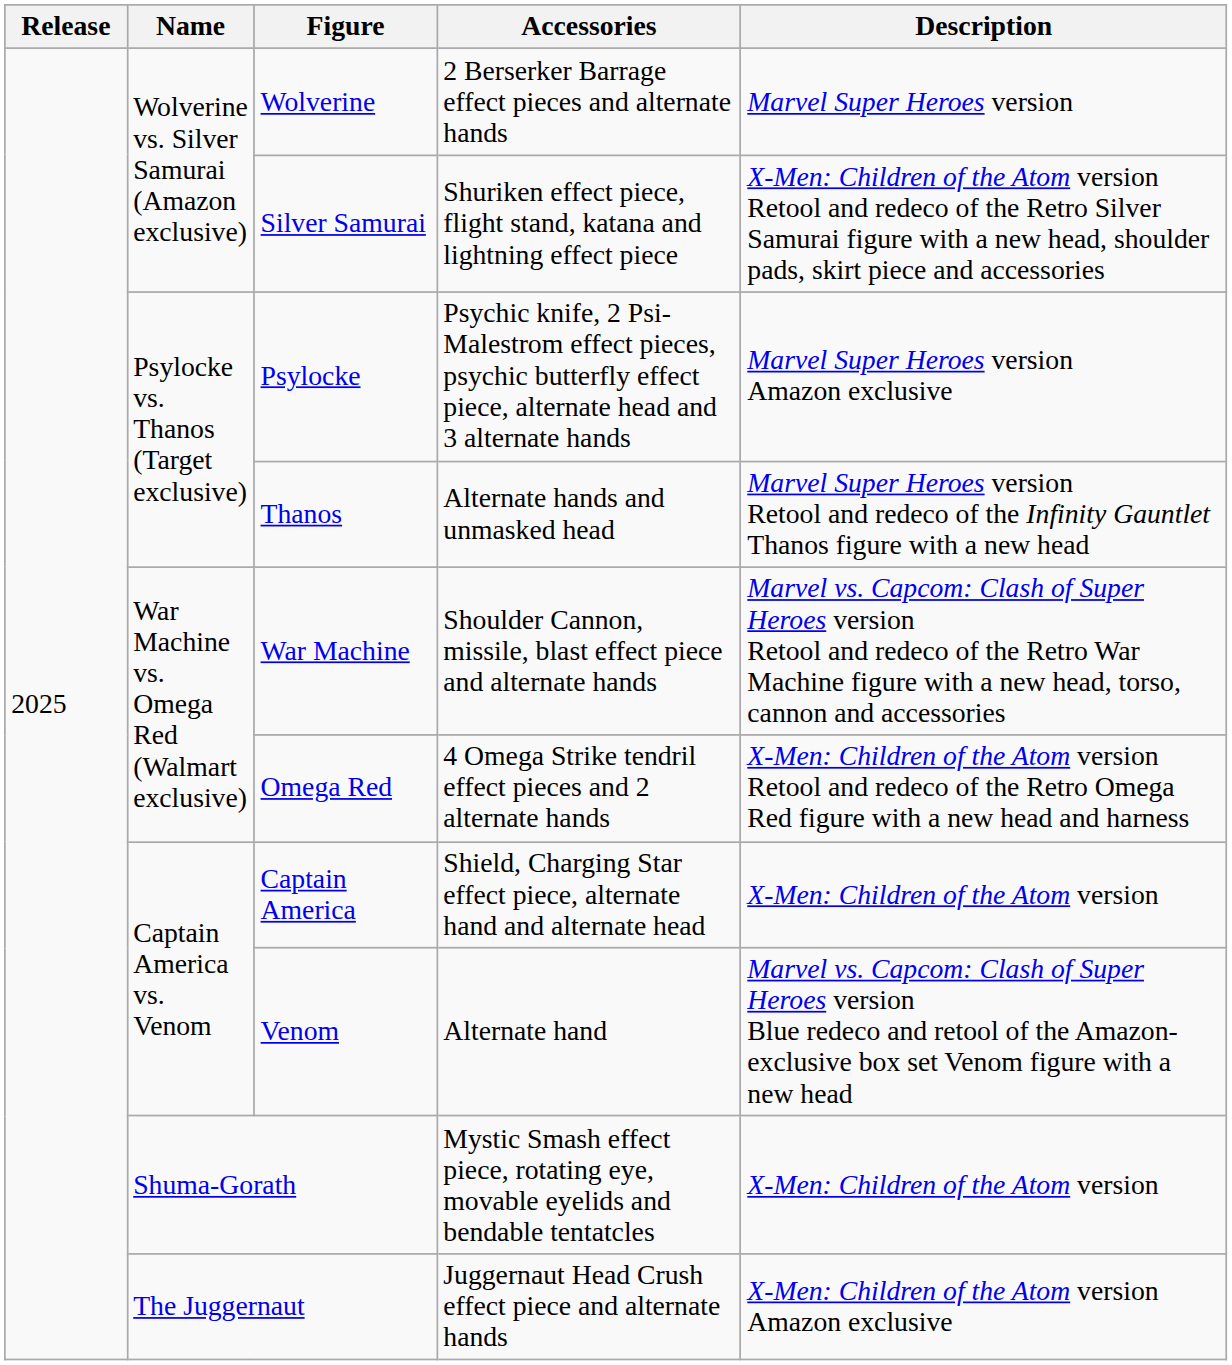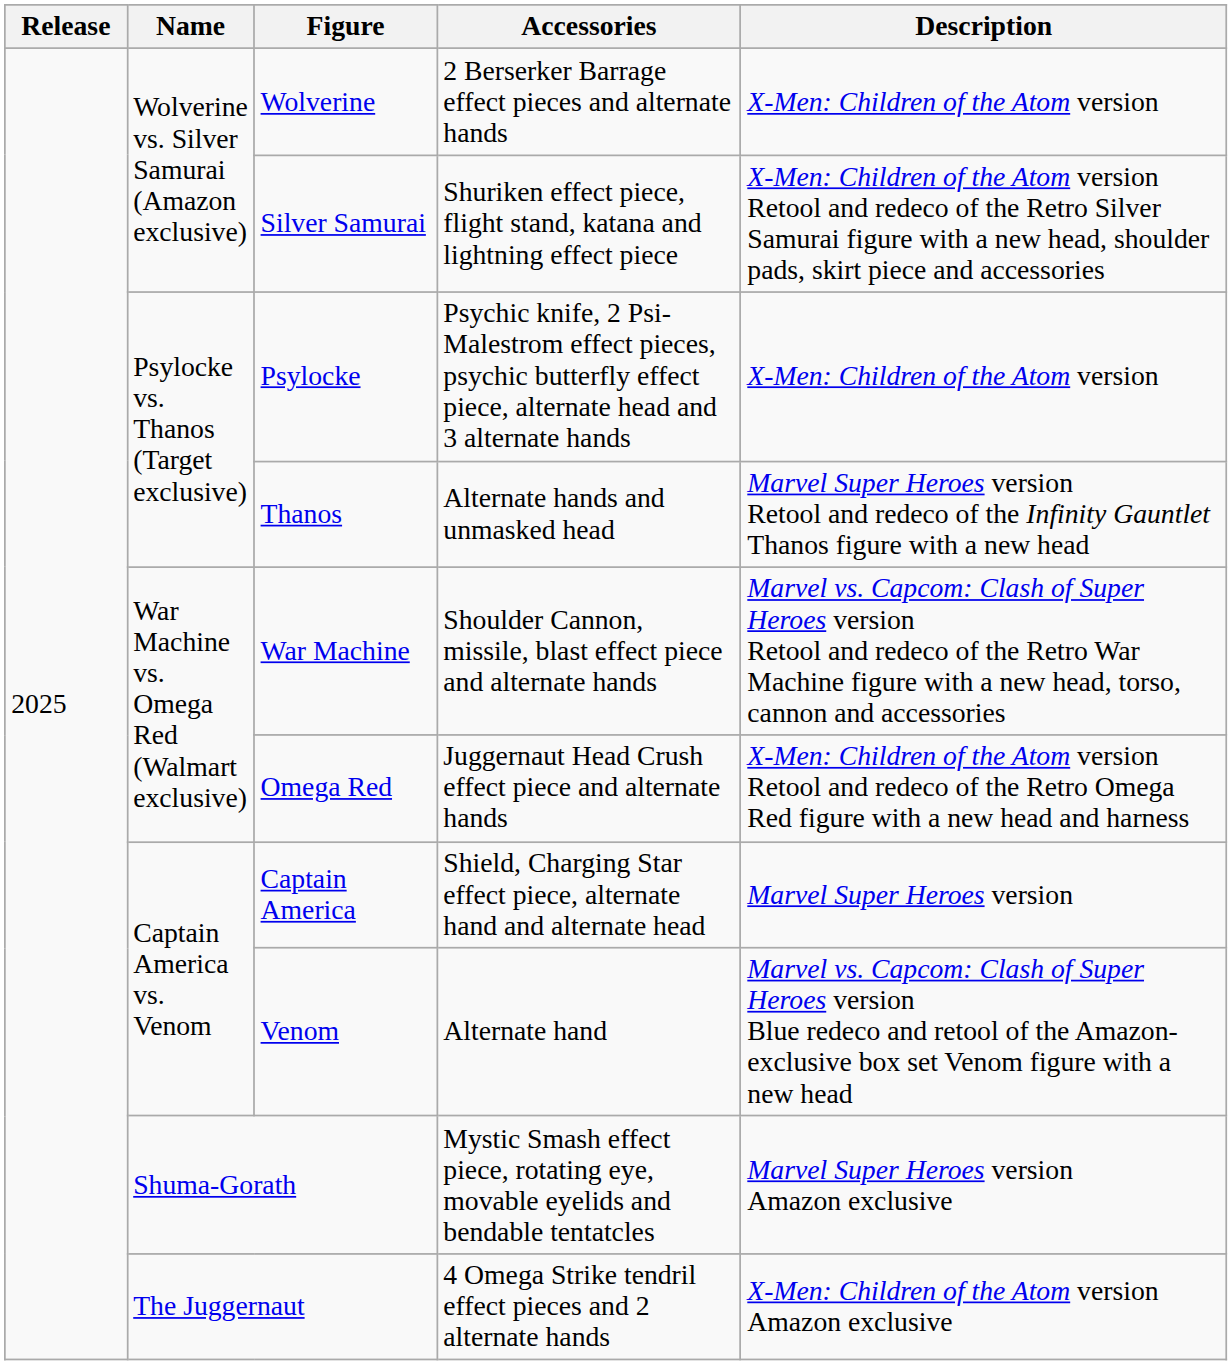(910, 101) Marvel Super Heroes version -> (953, 101) X-Men: Children of the Atom version
(910, 376) Marvel Super Heroes version Amazon exclusive -> (953, 376) X-Men: Children of the Atom version
(570, 788) 4 Omega Strike tendril effect pieces and 2 alternate hands -> (582, 788) Juggernaut Head Crush effect piece and alternate hands
(953, 894) X-Men: Children of the Atom version -> (910, 894) Marvel Super Heroes version
(953, 1184) X-Men: Children of the Atom version -> (910, 1184) Marvel Super Heroes version Amazon exclusive
(582, 1306) Juggernaut Head Crush effect piece and alternate hands -> (570, 1306) 4 Omega Strike tendril effect pieces and 2 alternate hands
